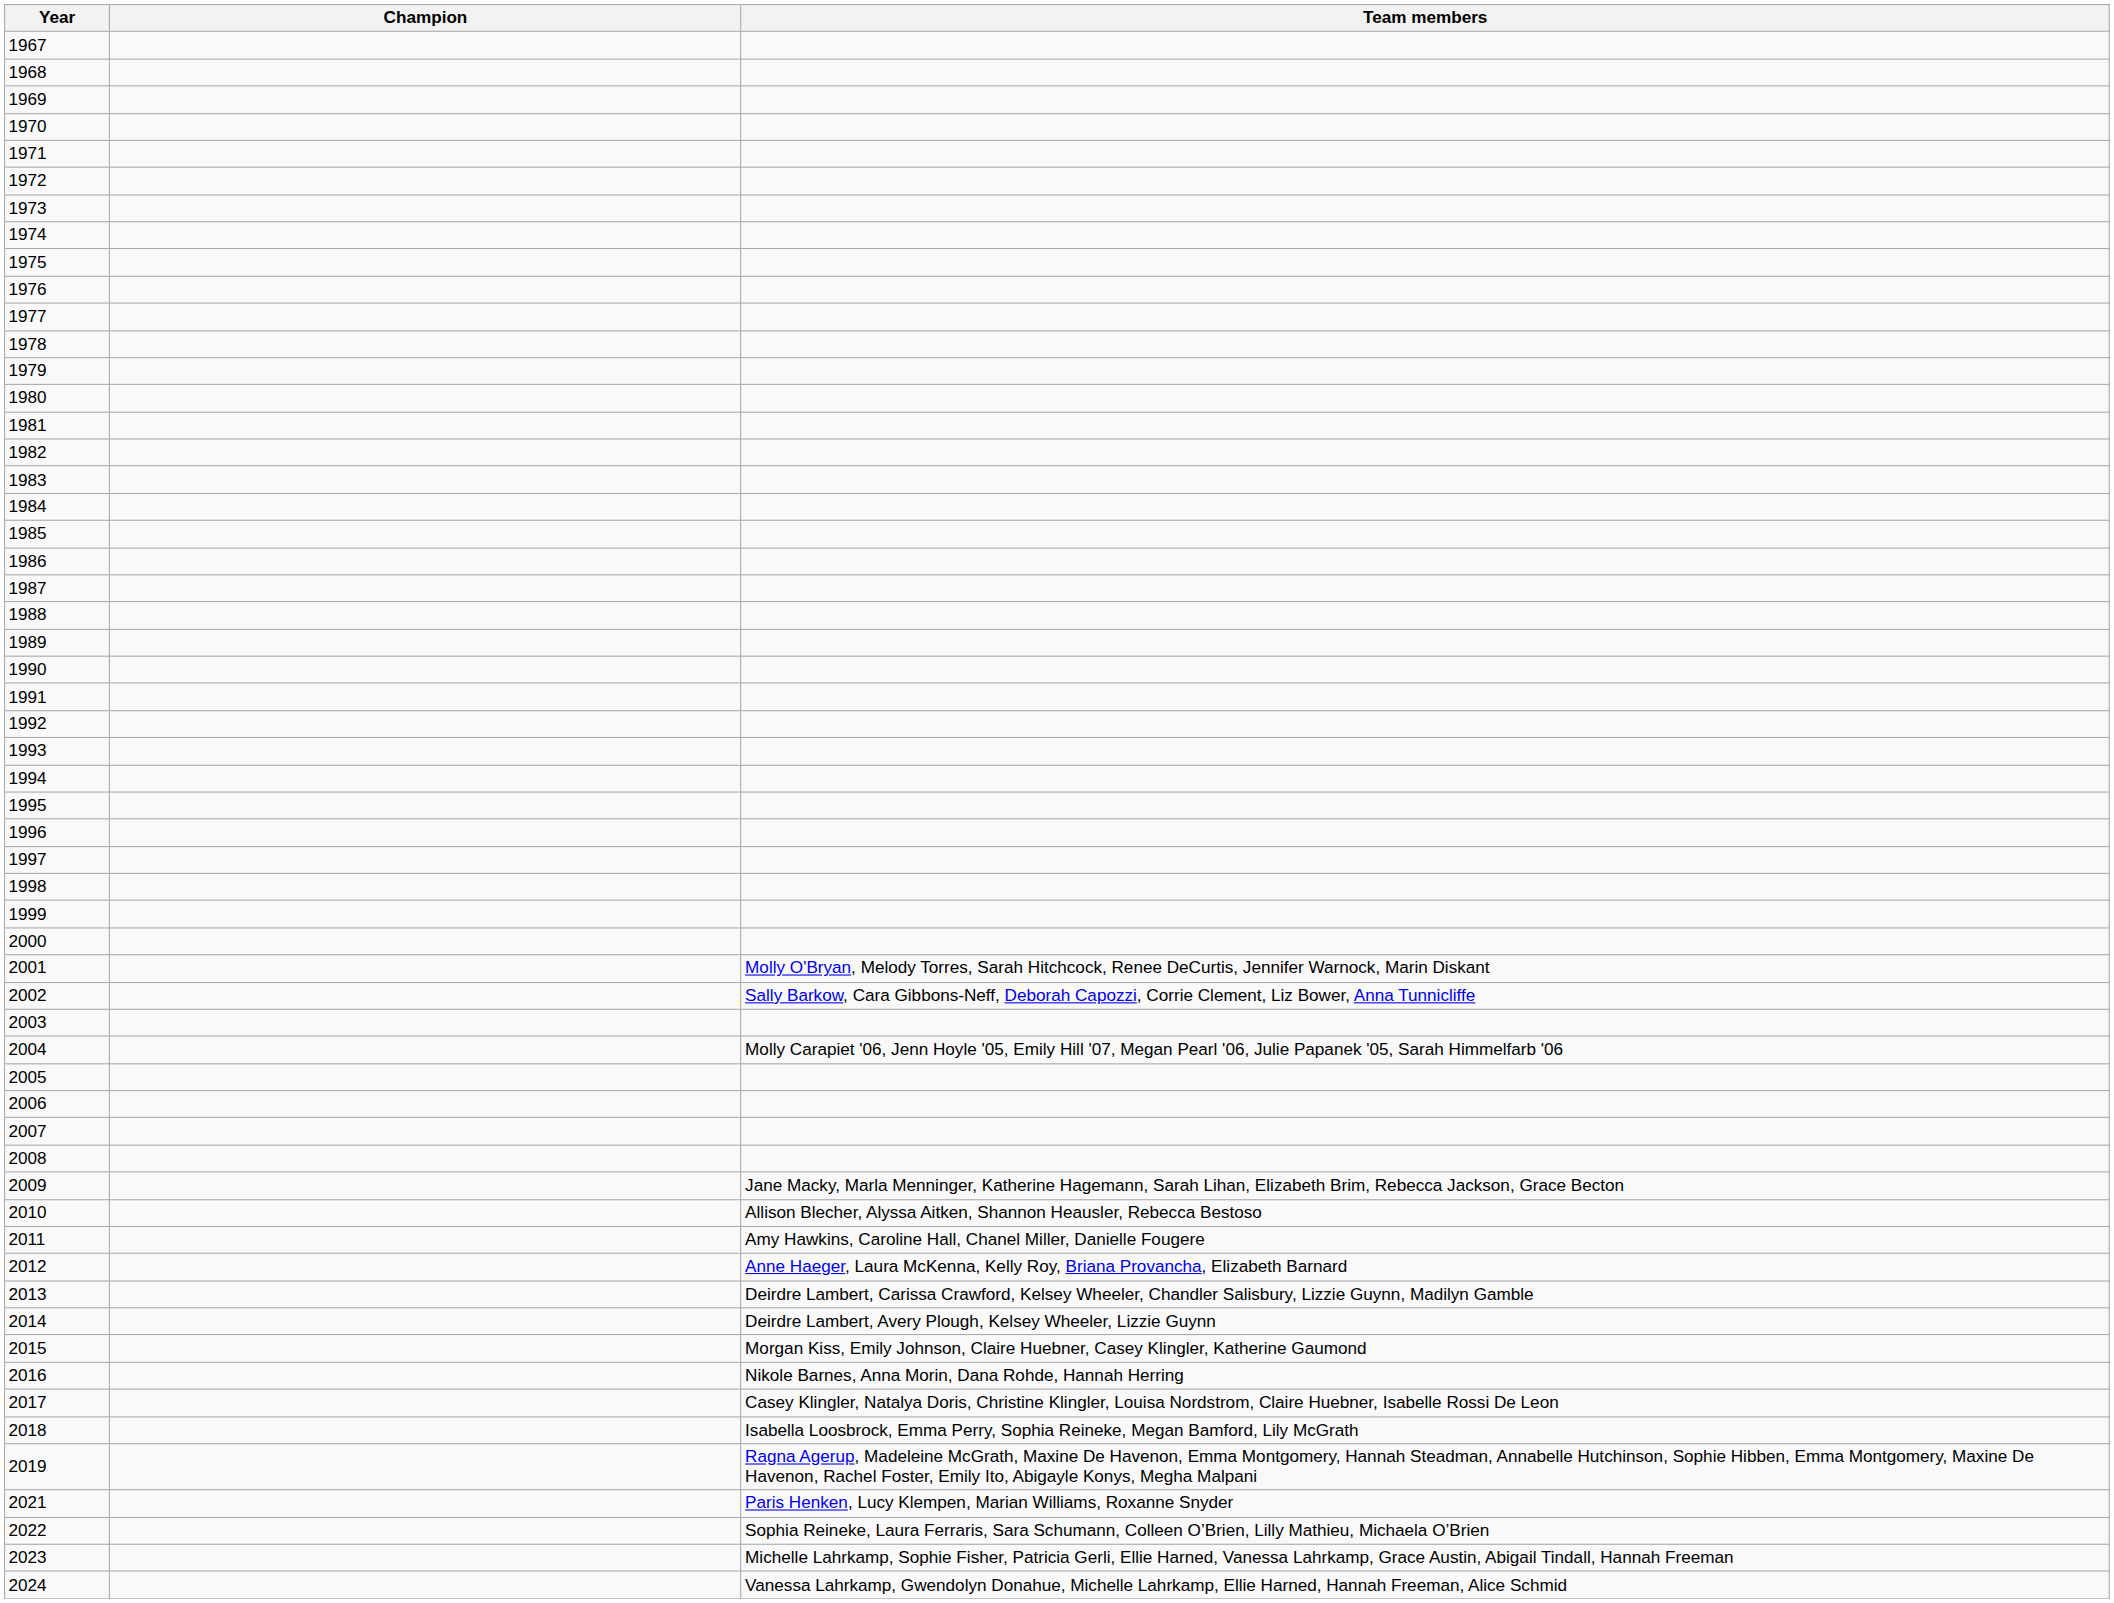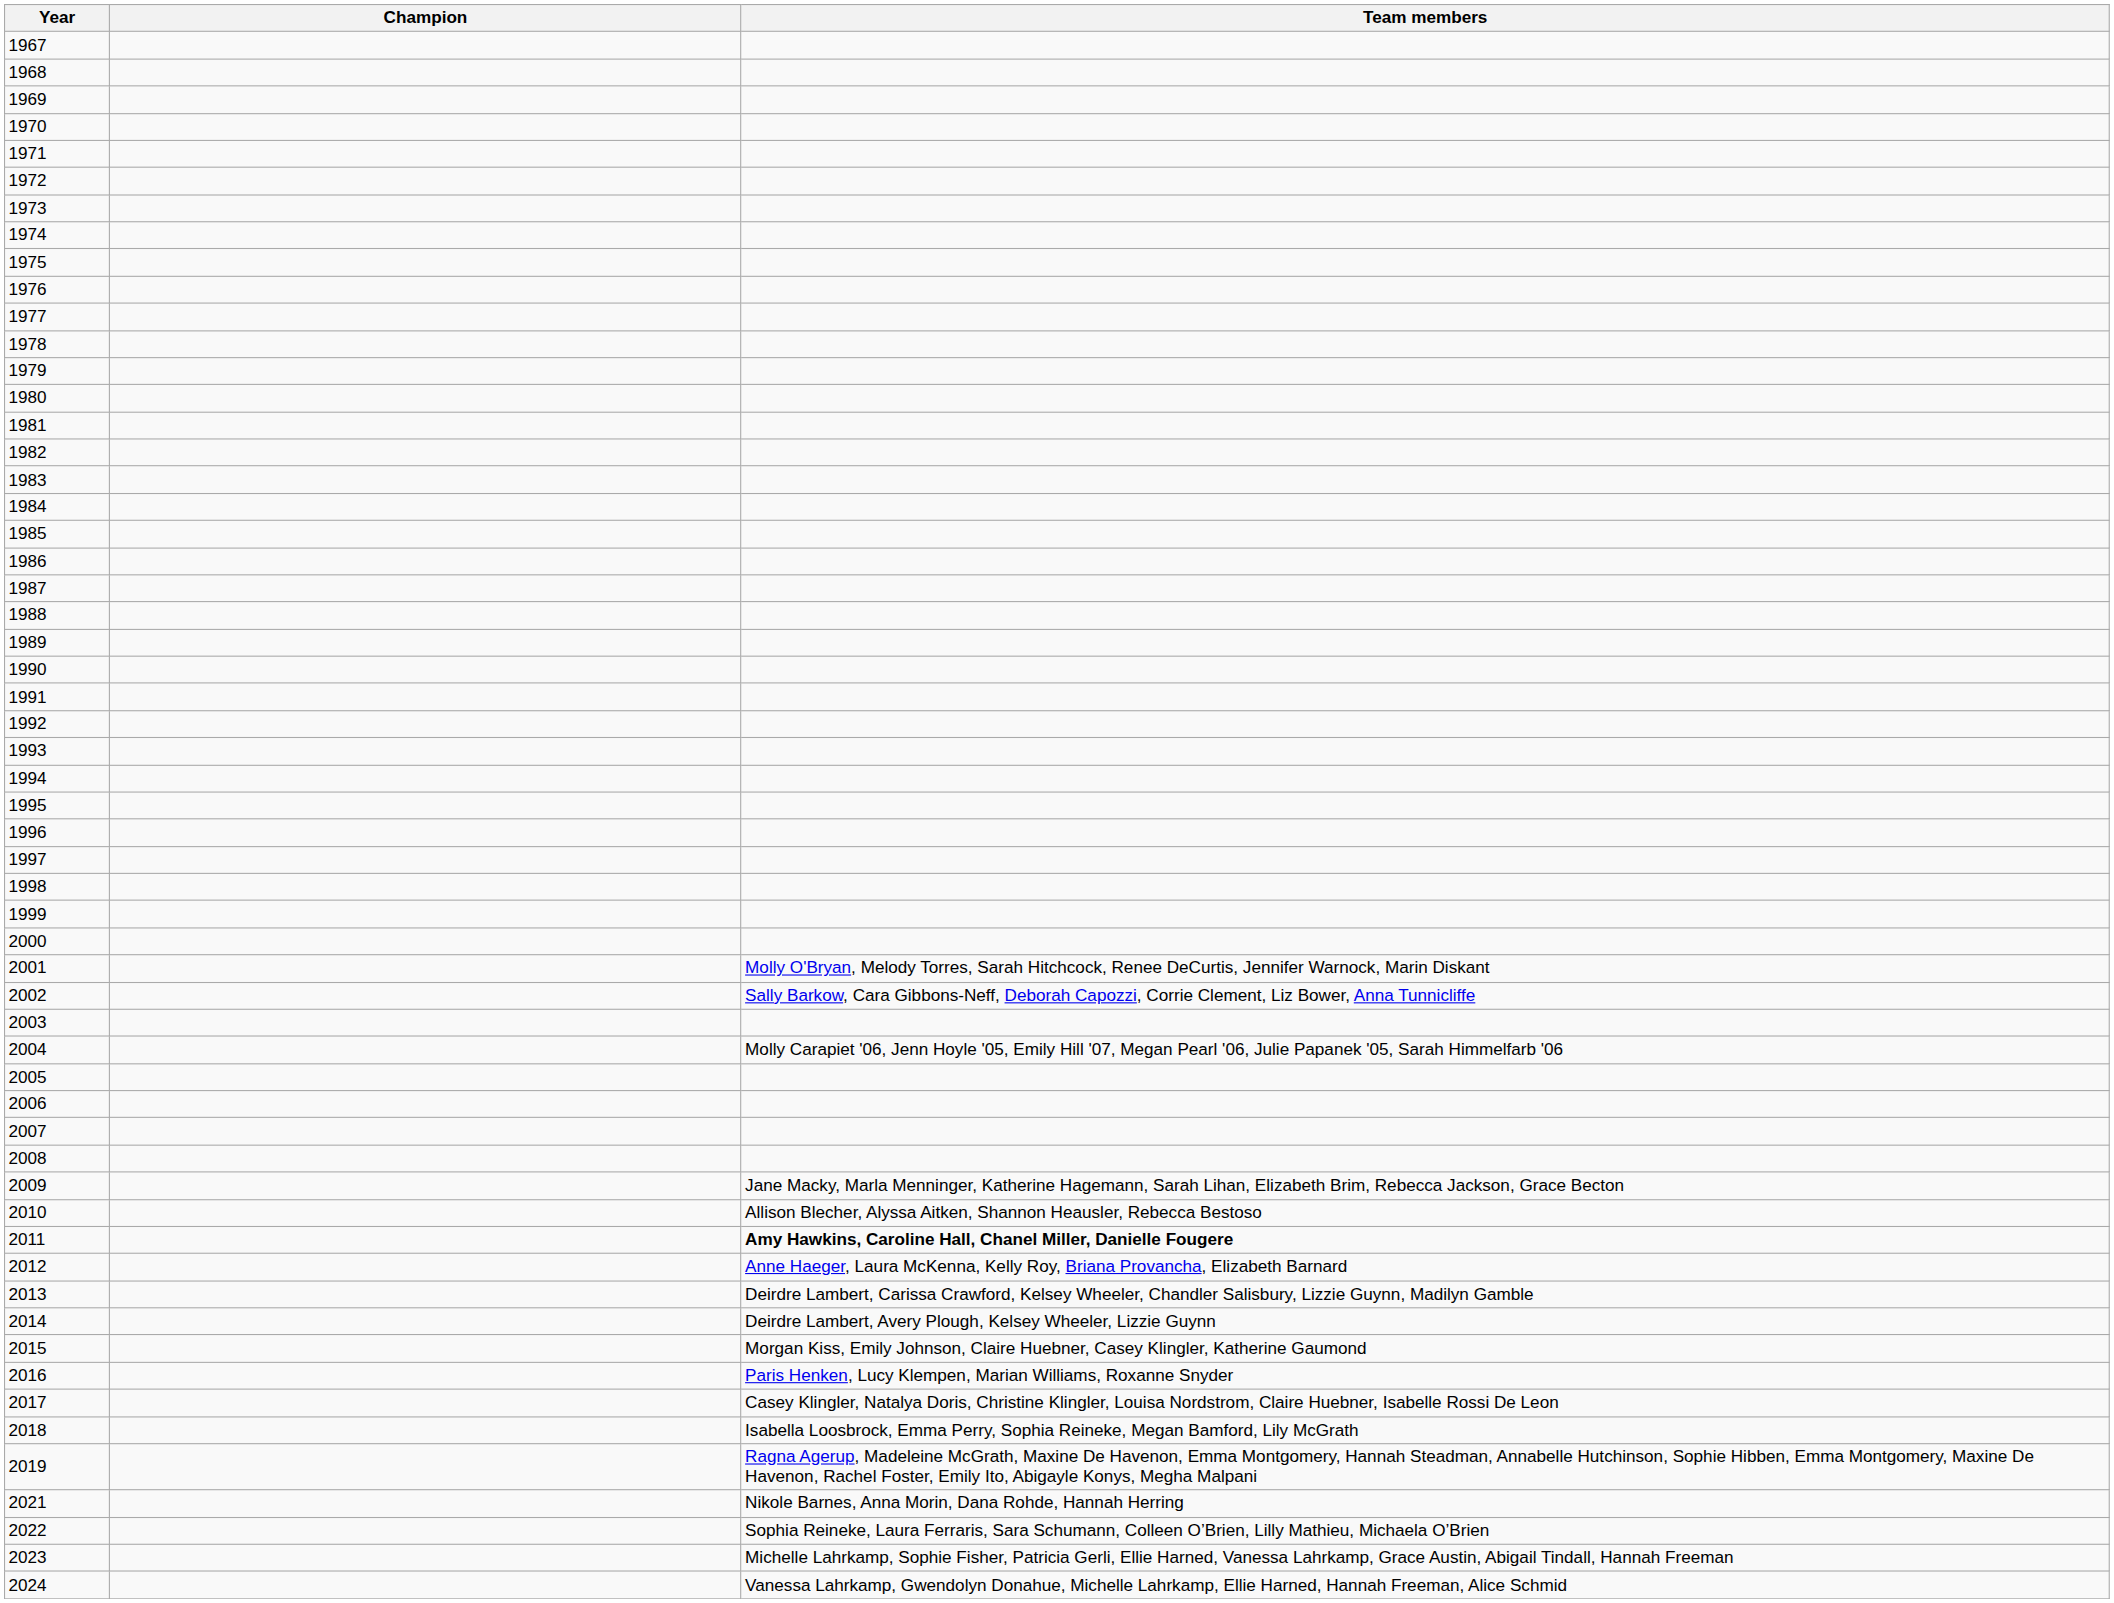(975, 1239) normal -> (989, 1239) bold
(964, 1375) Nikole Barnes, Anna Morin, Dana Rohde, Hannah Herring -> (989, 1375) Paris Henken, Lucy Klempen, Marian Williams, Roxanne Snyder
(989, 1503) Paris Henken, Lucy Klempen, Marian Williams, Roxanne Snyder -> (964, 1503) Nikole Barnes, Anna Morin, Dana Rohde, Hannah Herring
